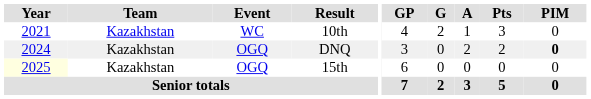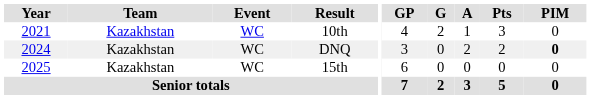(252, 49) OGQ -> (252, 49) WC
(36, 67) lightyellow background -> (36, 67) no background
(252, 67) OGQ -> (252, 67) WC
